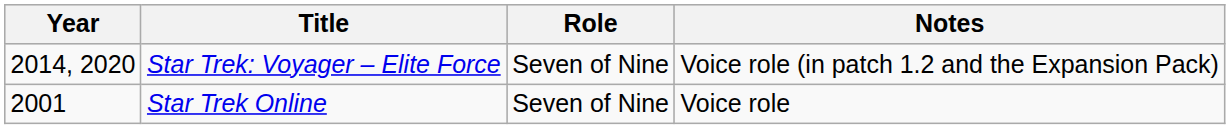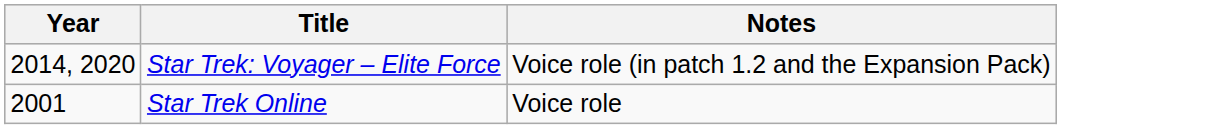- column: (591, 24)
